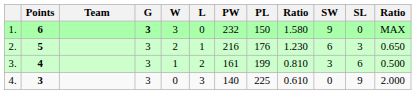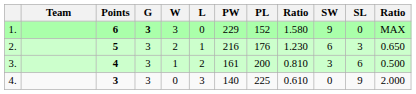columns swapped: (97, 13) <-> (40, 13)
(231, 30) 232 -> (231, 30) 229
(262, 30) 150 -> (262, 30) 152
(262, 64) 199 -> (262, 64) 200
